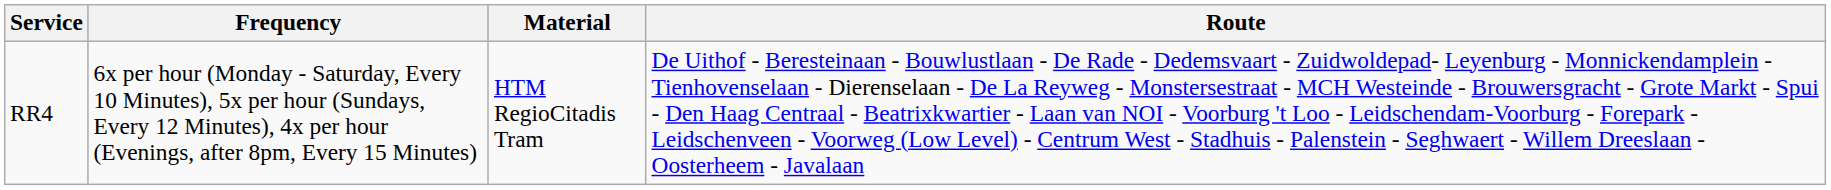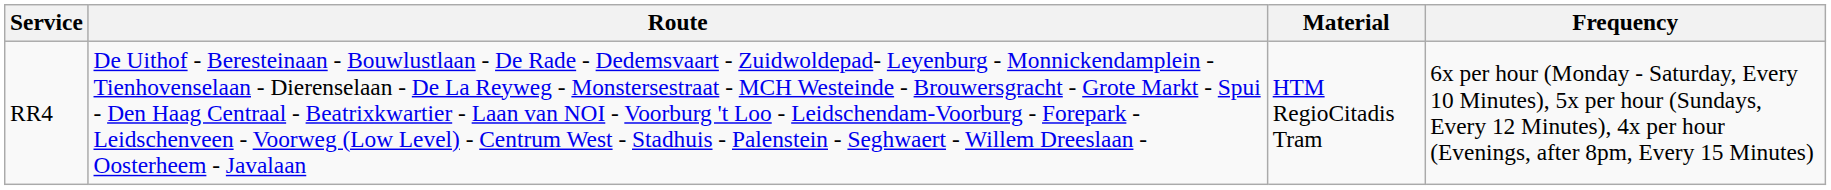columns swapped: (1236, 23) <-> (288, 23)
